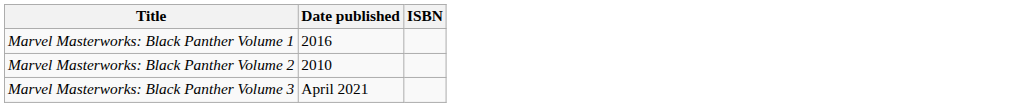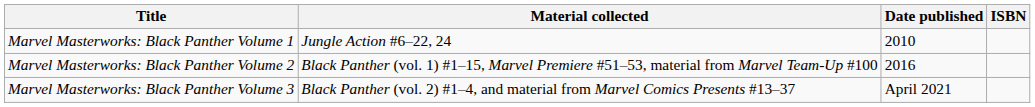+ column: (589, 16)
(317, 41) 2016 -> (900, 41) 2010
(317, 65) 2010 -> (900, 65) 2016
